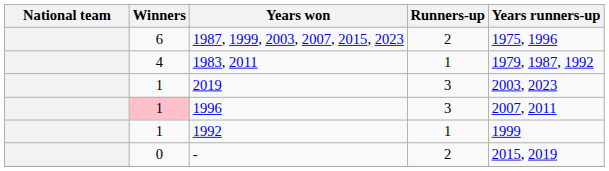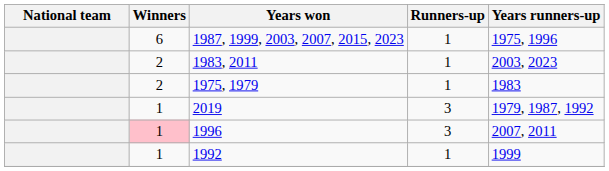(448, 39) 2 -> (448, 39) 1
(159, 62) 4 -> (159, 62) 2
(543, 62) 1979, 1987, 1992 -> (524, 62) 2003, 2023
+ row: (225, 85)
(524, 85) 2003, 2023 -> (543, 108) 1979, 1987, 1992
- row: (195, 154)
